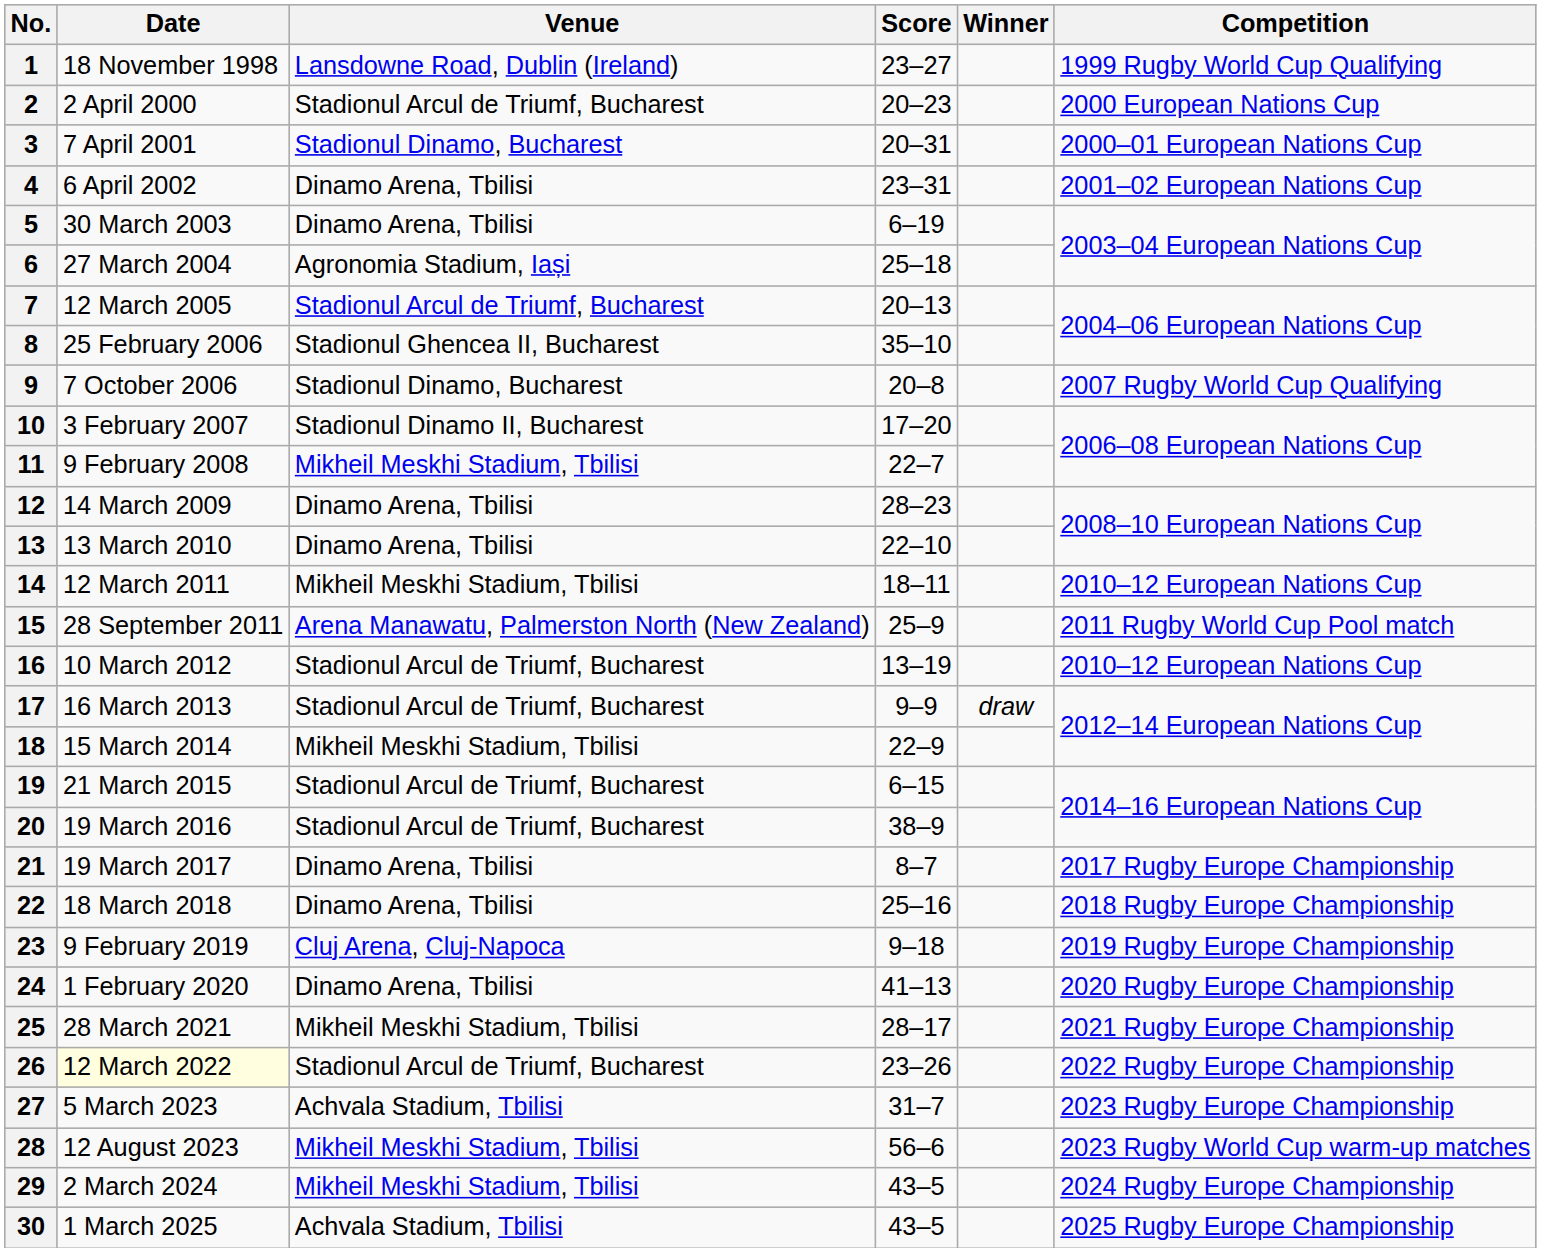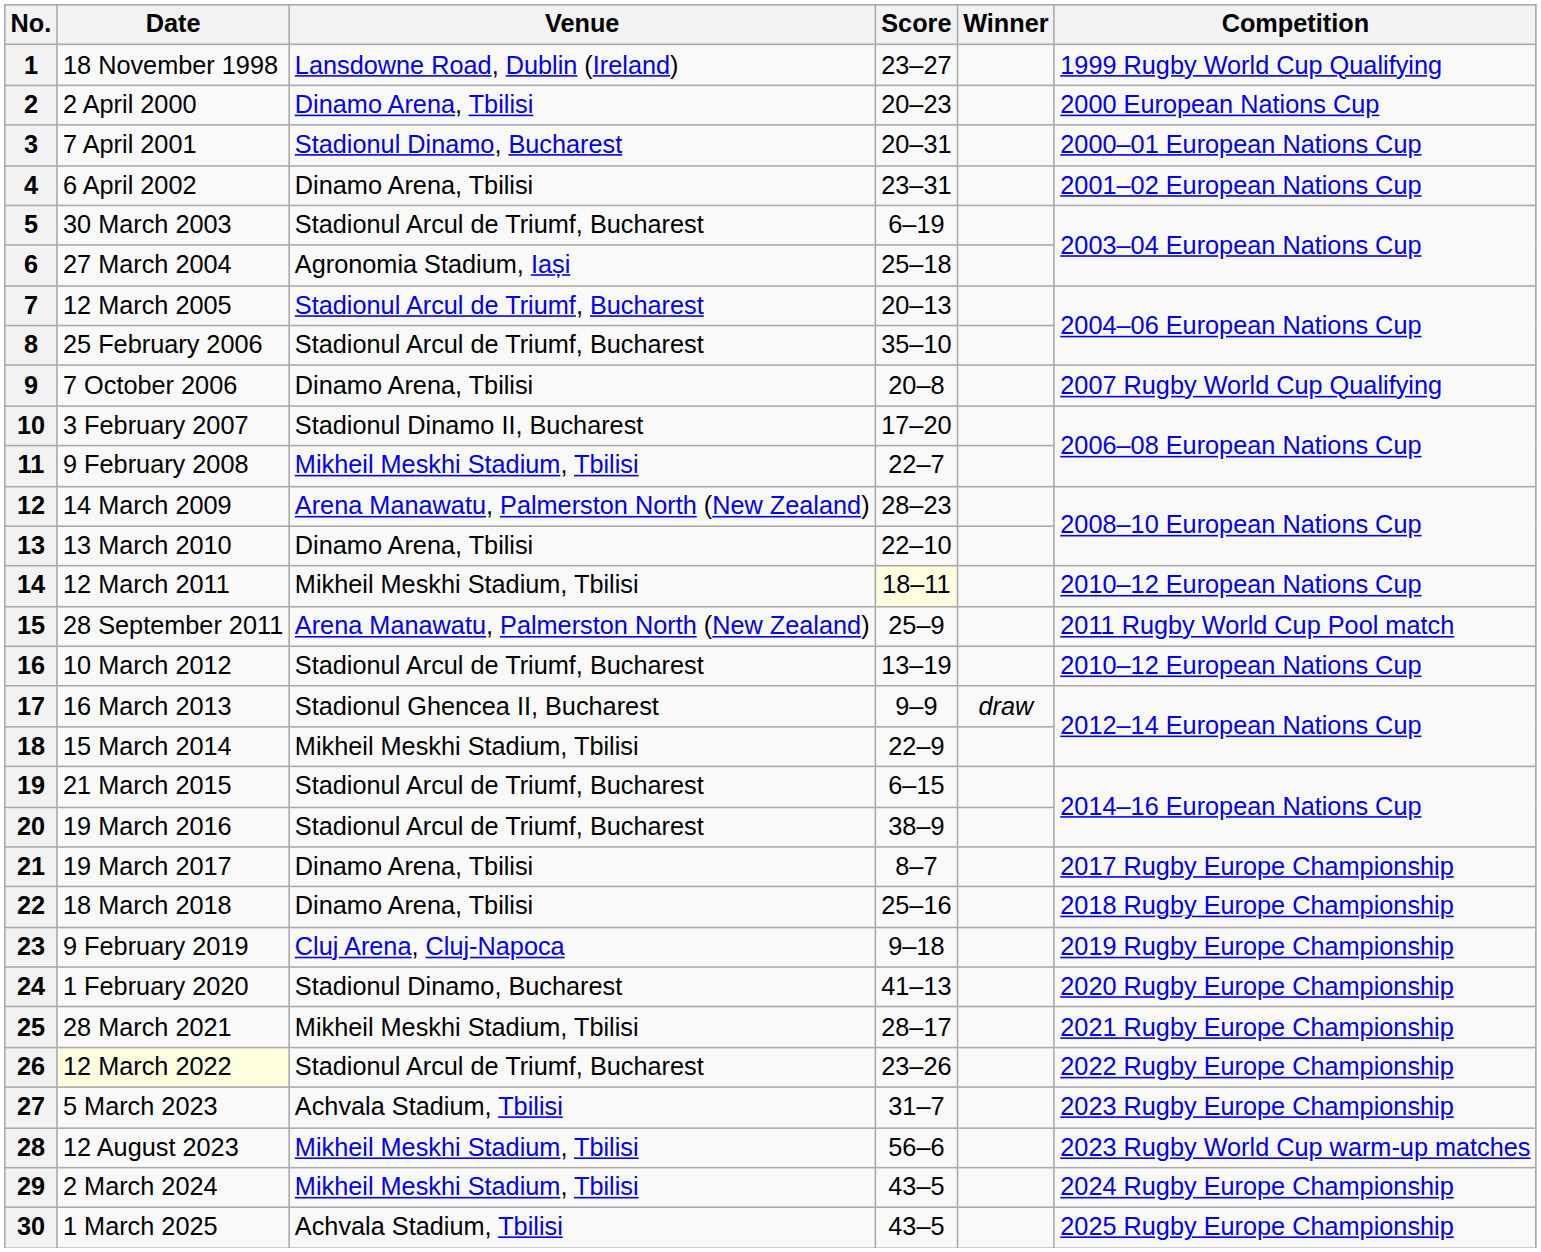(499, 104) Stadionul Arcul de Triumf, Bucharest -> (414, 104) Dinamo Arena, Tbilisi
(414, 225) Dinamo Arena, Tbilisi -> (499, 225) Stadionul Arcul de Triumf, Bucharest
(477, 345) Stadionul Ghencea II, Bucharest -> (499, 345) Stadionul Arcul de Triumf, Bucharest
(459, 385) Stadionul Dinamo, Bucharest -> (414, 385) Dinamo Arena, Tbilisi
(414, 505) Dinamo Arena, Tbilisi -> (582, 505) Arena Manawatu, Palmerston North (New Zealand)
(916, 585) no background -> (916, 585) lightyellow background
(499, 706) Stadionul Arcul de Triumf, Bucharest -> (477, 706) Stadionul Ghencea II, Bucharest
(414, 986) Dinamo Arena, Tbilisi -> (459, 986) Stadionul Dinamo, Bucharest
